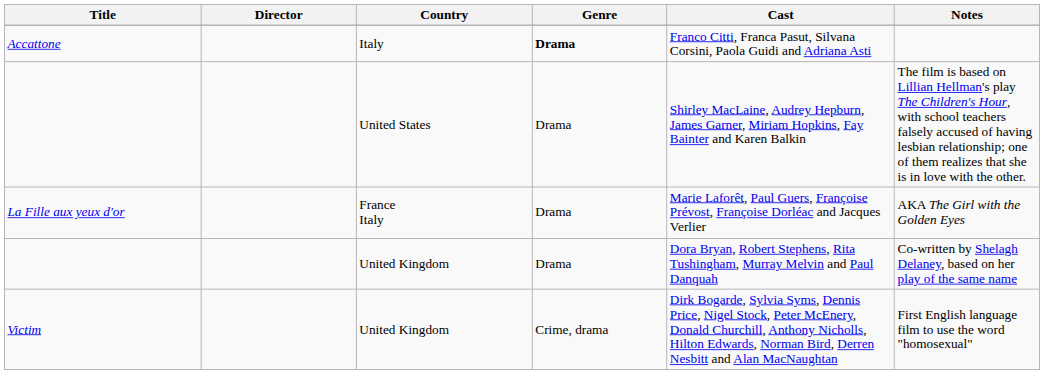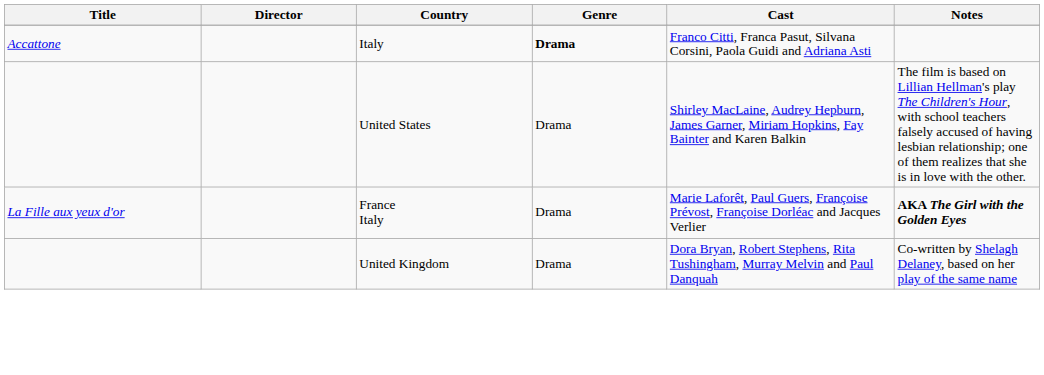(959, 212) normal -> (961, 212) bold
- row: (24, 329)
